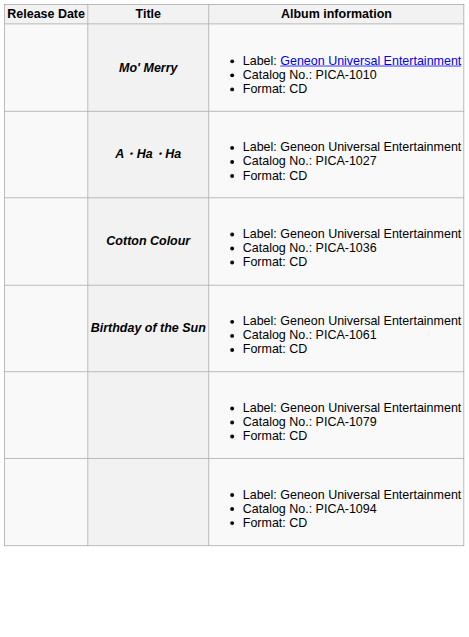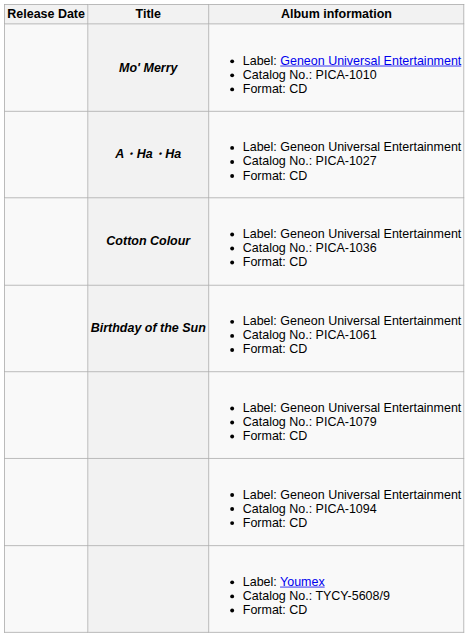+ row: (336, 596)
